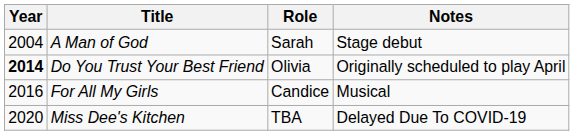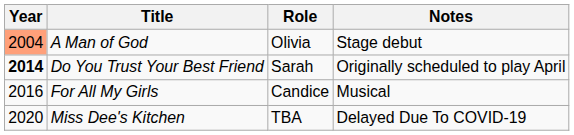(26, 42) no background -> (26, 42) lightsalmon background
(292, 42) Sarah -> (291, 42) Olivia
(291, 67) Olivia -> (292, 67) Sarah
